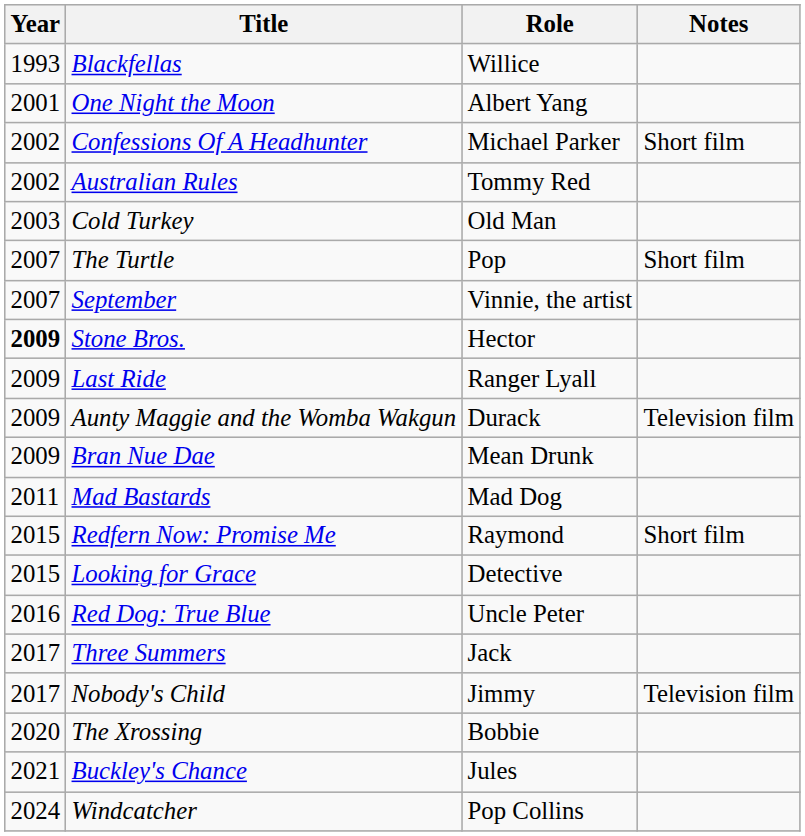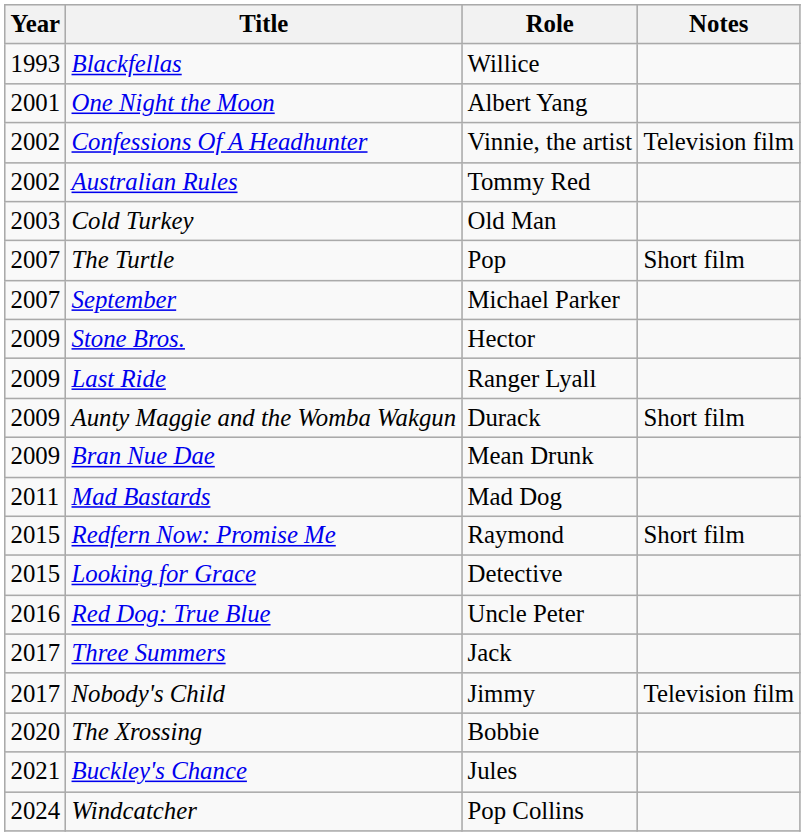(544, 142) Michael Parker -> (550, 142) Vinnie, the artist
(694, 142) Short film -> (719, 142) Television film
(550, 299) Vinnie, the artist -> (544, 299) Michael Parker
(35, 338) bold -> (35, 338) normal
(719, 417) Television film -> (694, 417) Short film
